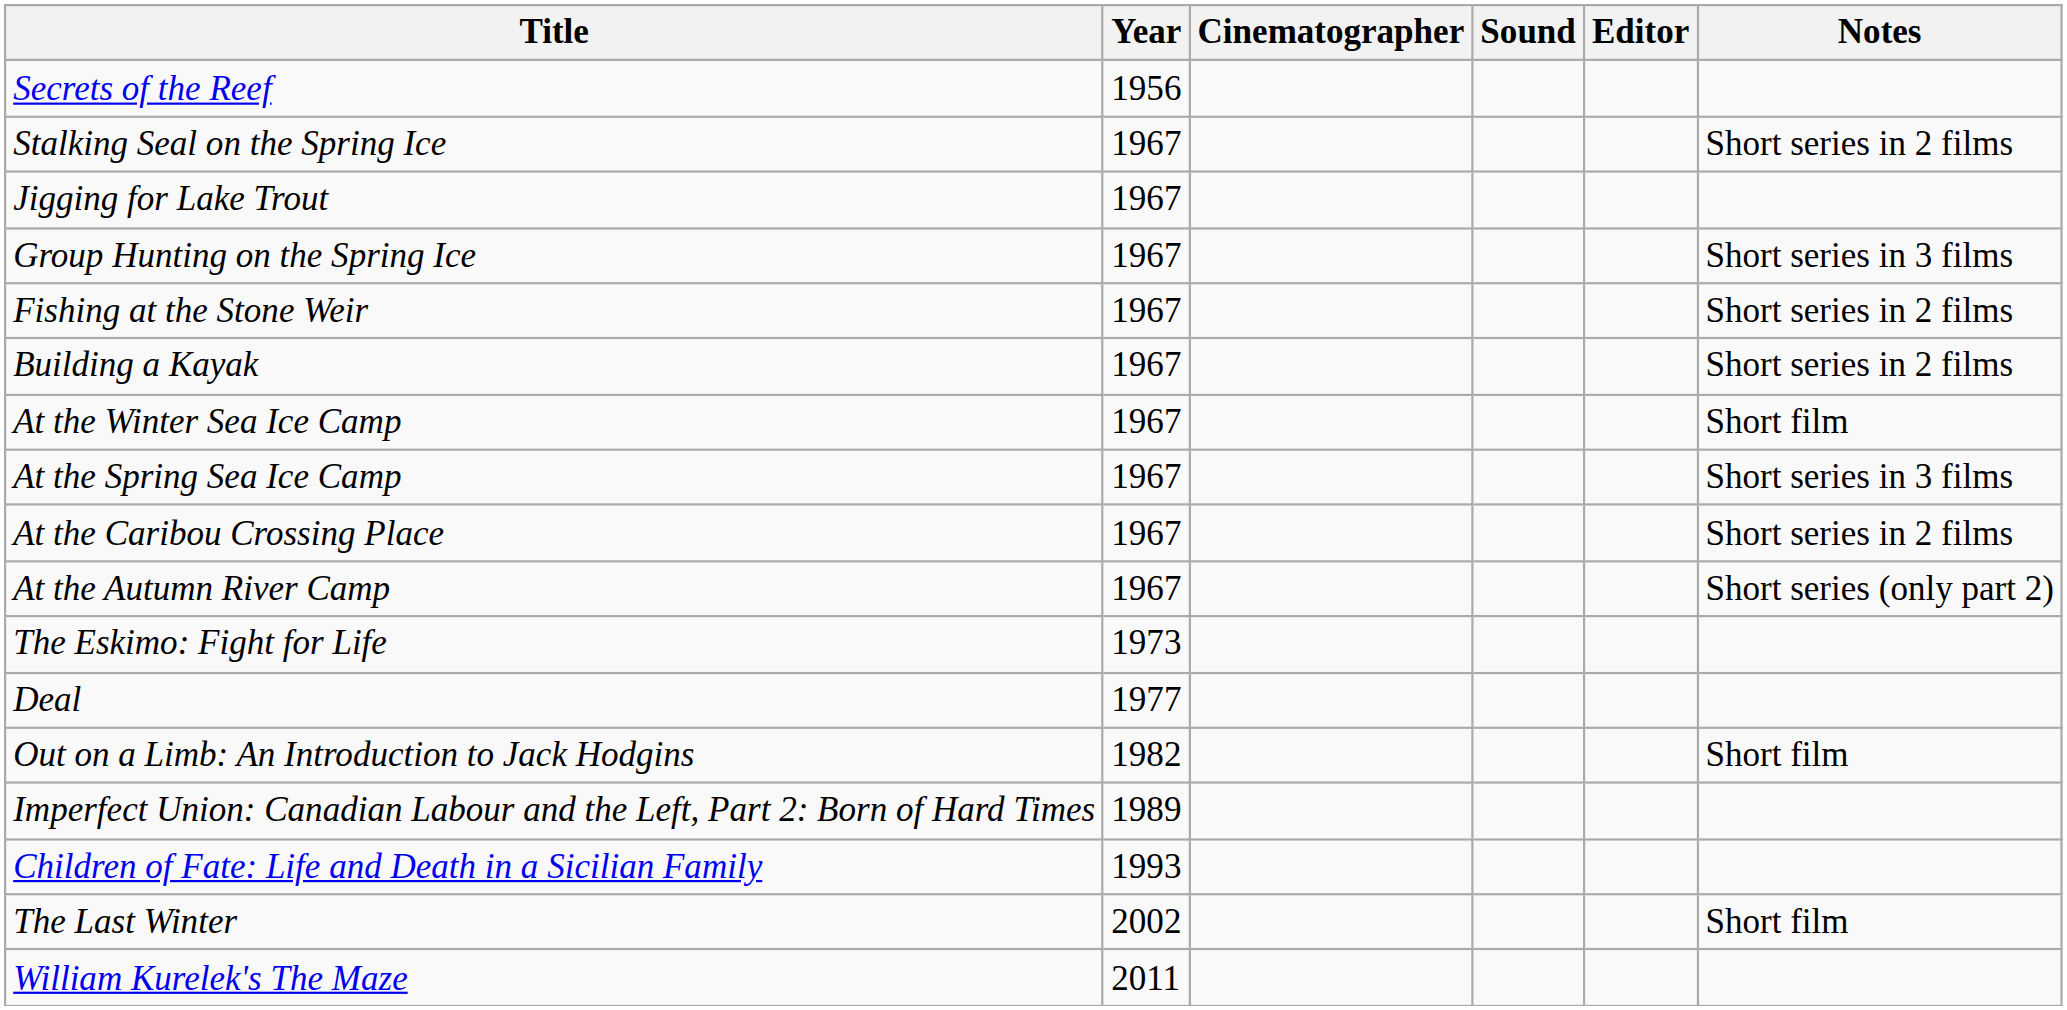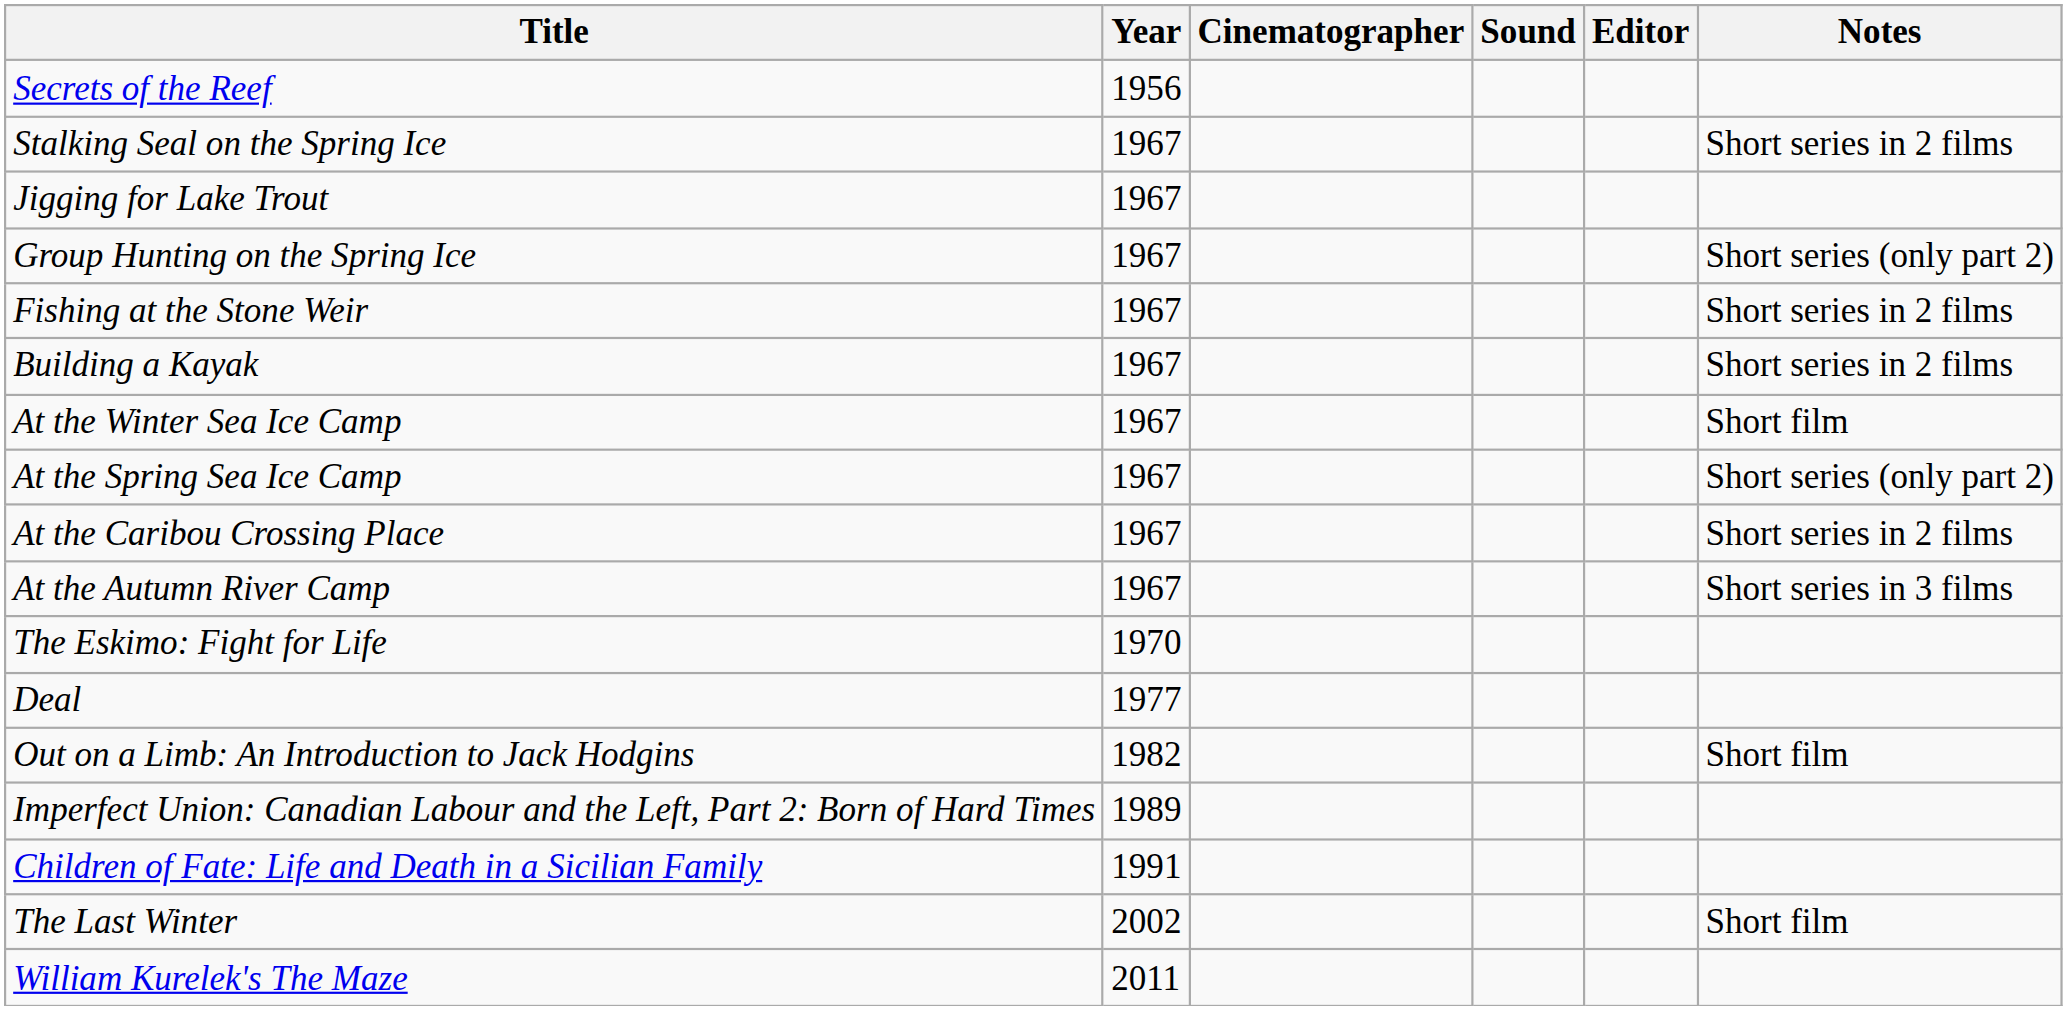(1859, 254) Short series in 3 films -> (1880, 254) Short series (only part 2)
(1859, 476) Short series in 3 films -> (1880, 476) Short series (only part 2)
(1880, 587) Short series (only part 2) -> (1859, 587) Short series in 3 films
(1146, 643) 1973 -> (1146, 643) 1970
(1146, 865) 1993 -> (1146, 865) 1991
